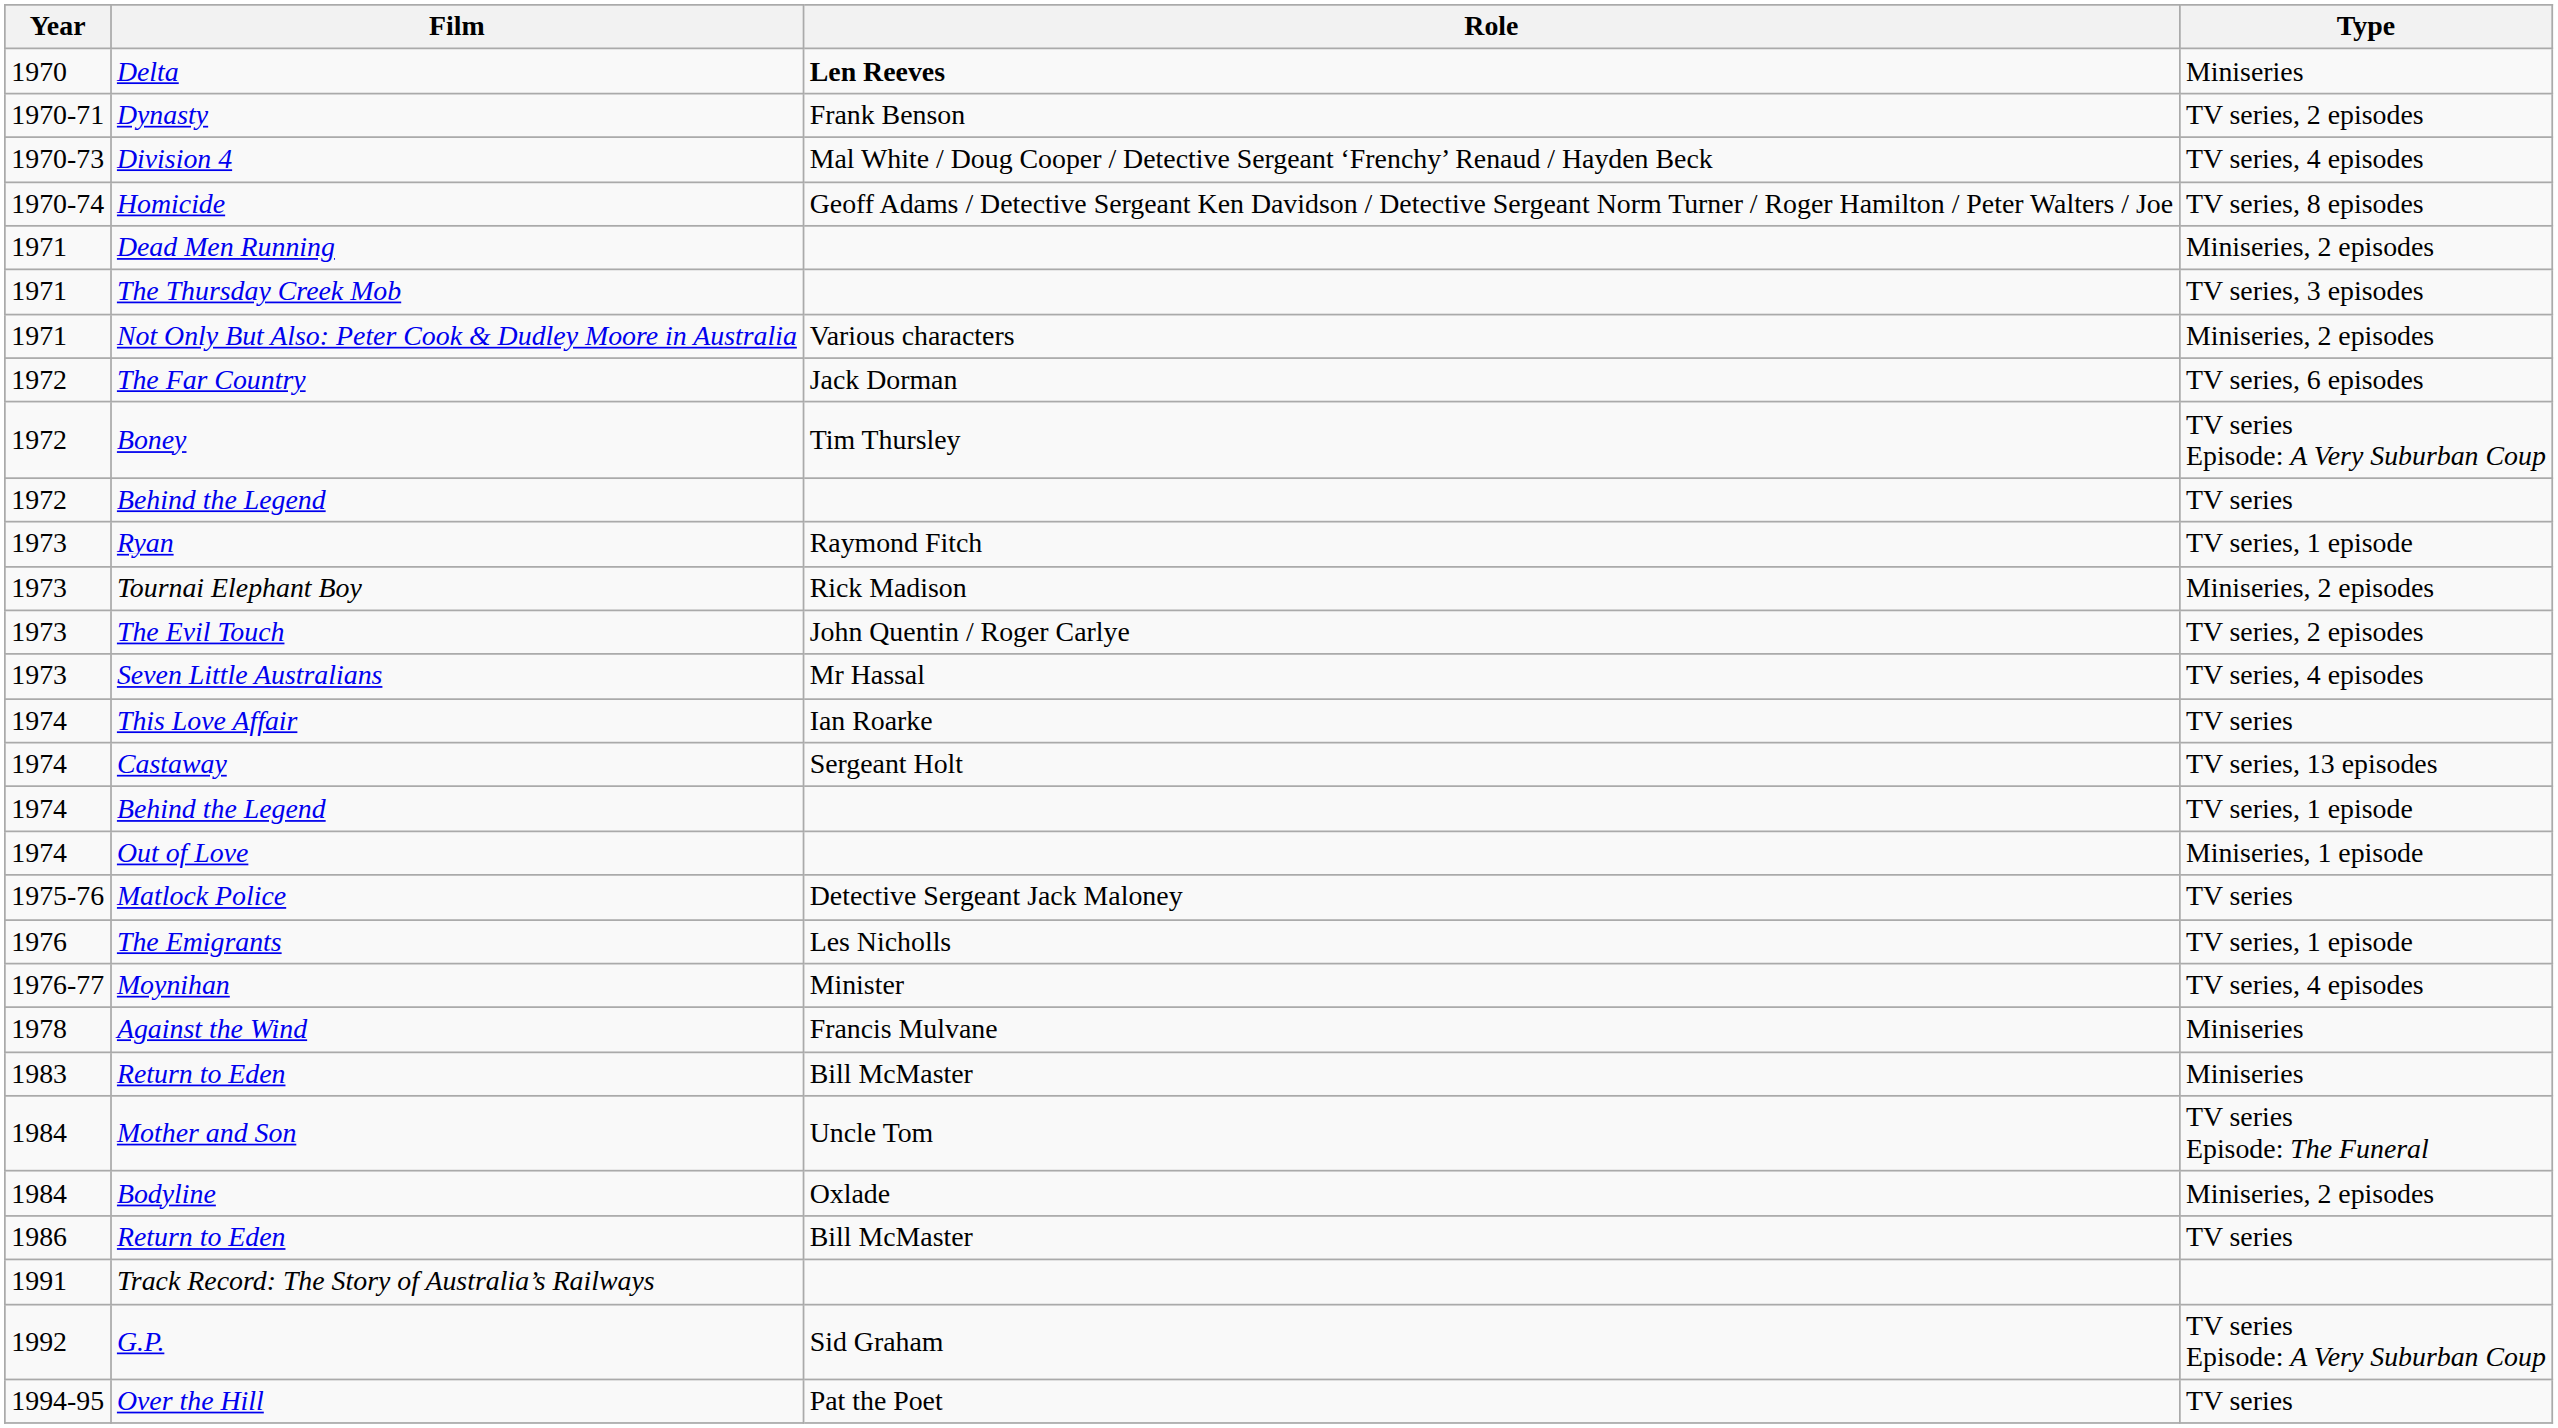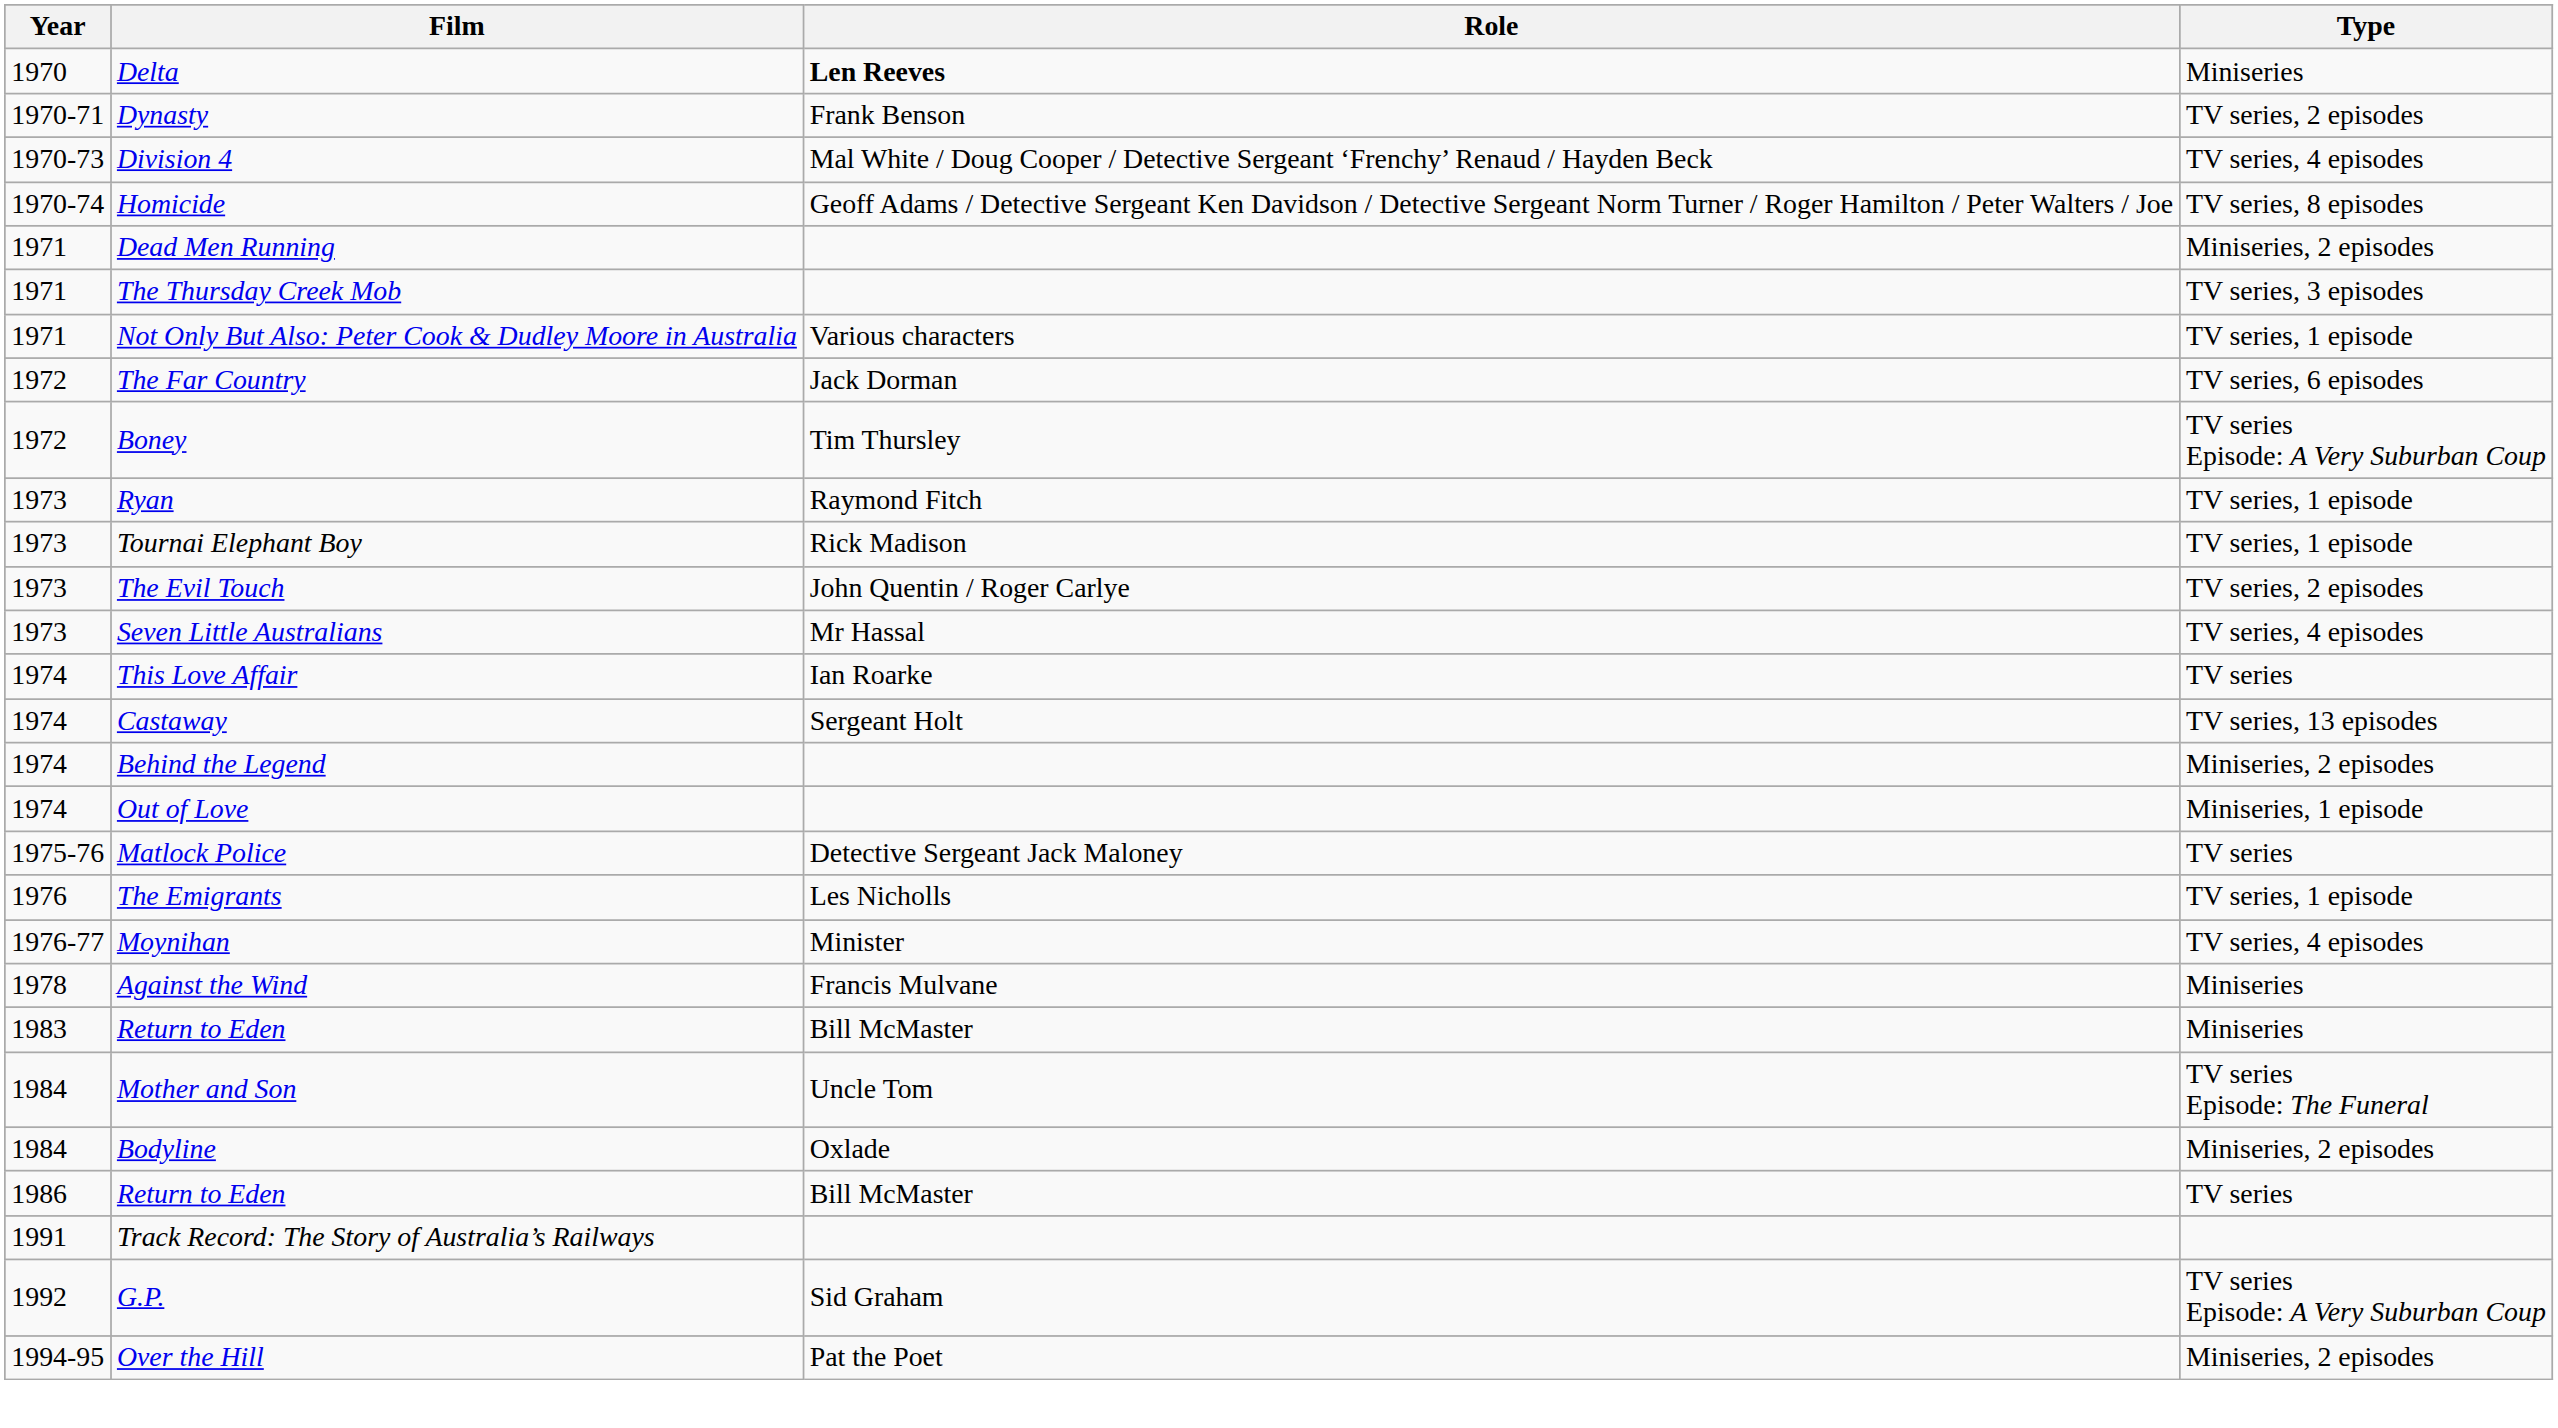(2310, 335) Miniseries, 2 episodes -> (2299, 335) TV series, 1 episode
- row: (39, 499)
(2310, 587) Miniseries, 2 episodes -> (2299, 543) TV series, 1 episode
(2299, 808) TV series, 1 episode -> (2310, 764) Miniseries, 2 episodes
(2239, 1400) TV series -> (2310, 1356) Miniseries, 2 episodes
